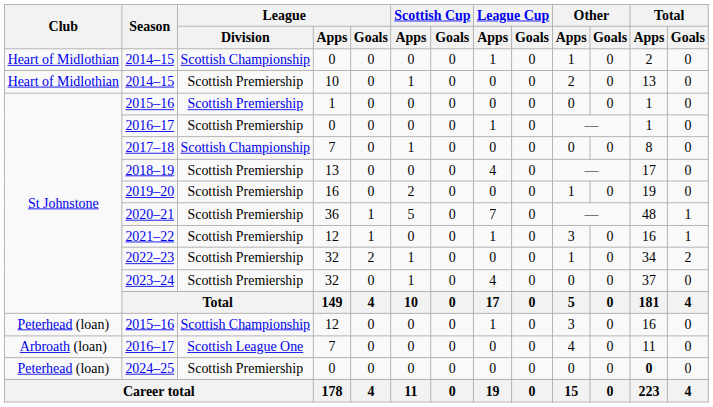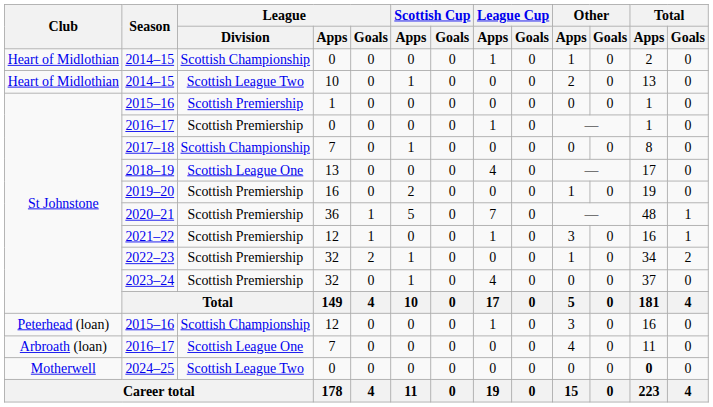(245, 81) Scottish Premiership -> (245, 81) Scottish League Two
(245, 170) Scottish Premiership -> (245, 170) Scottish League One
(63, 368) Peterhead (loan) -> (63, 368) Motherwell
(245, 368) Scottish Premiership -> (245, 368) Scottish League Two
